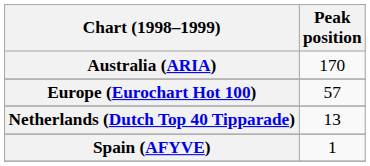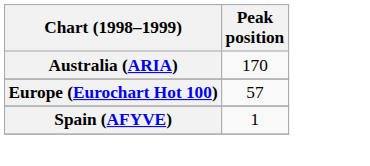- row: (152, 119)
